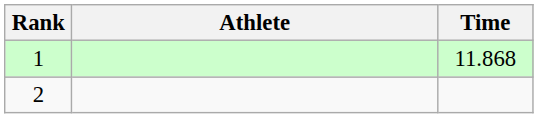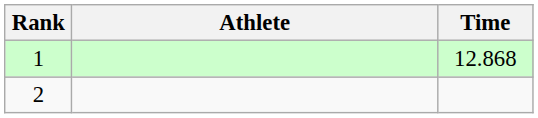(485, 58) 11.868 -> (485, 58) 12.868
